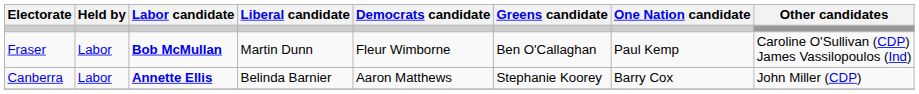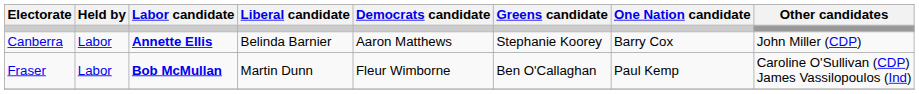rows swapped: (35, 78) <-> (27, 49)
